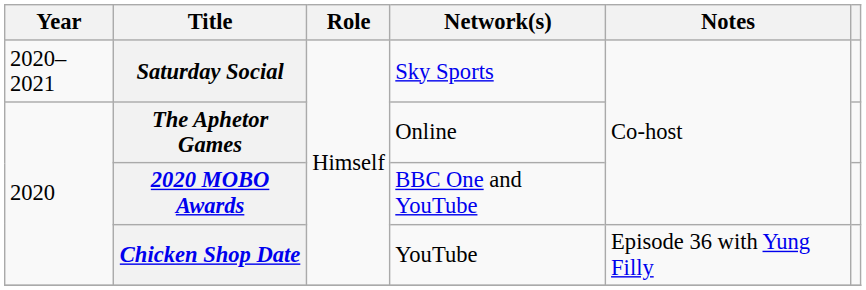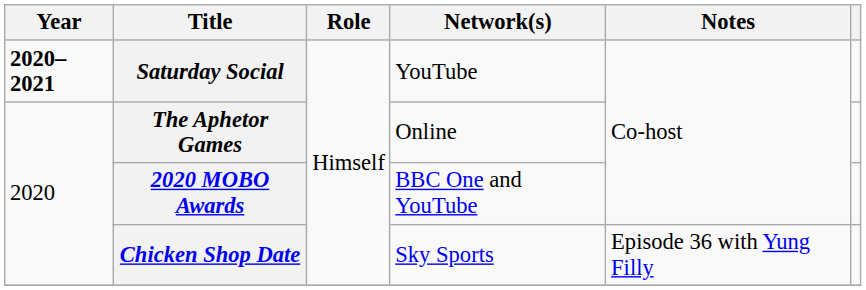(38, 70) normal -> (38, 70) bold
(445, 70) Sky Sports -> (436, 70) YouTube
(436, 254) YouTube -> (445, 254) Sky Sports
